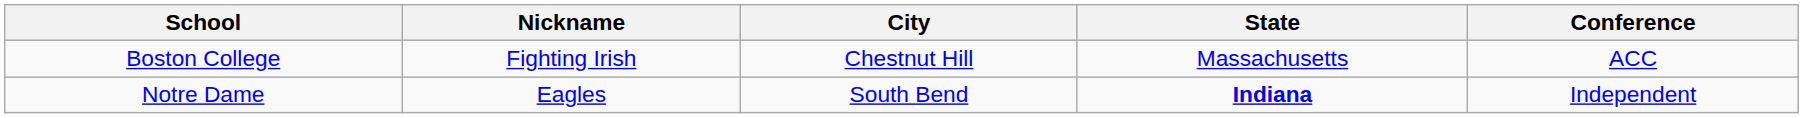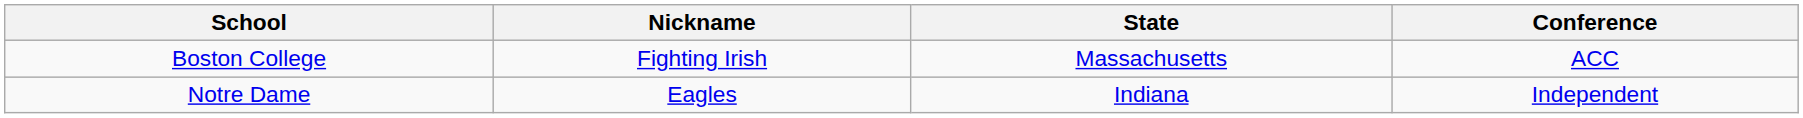- column: (909, 22)
(1272, 94) bold -> (1151, 94) normal
